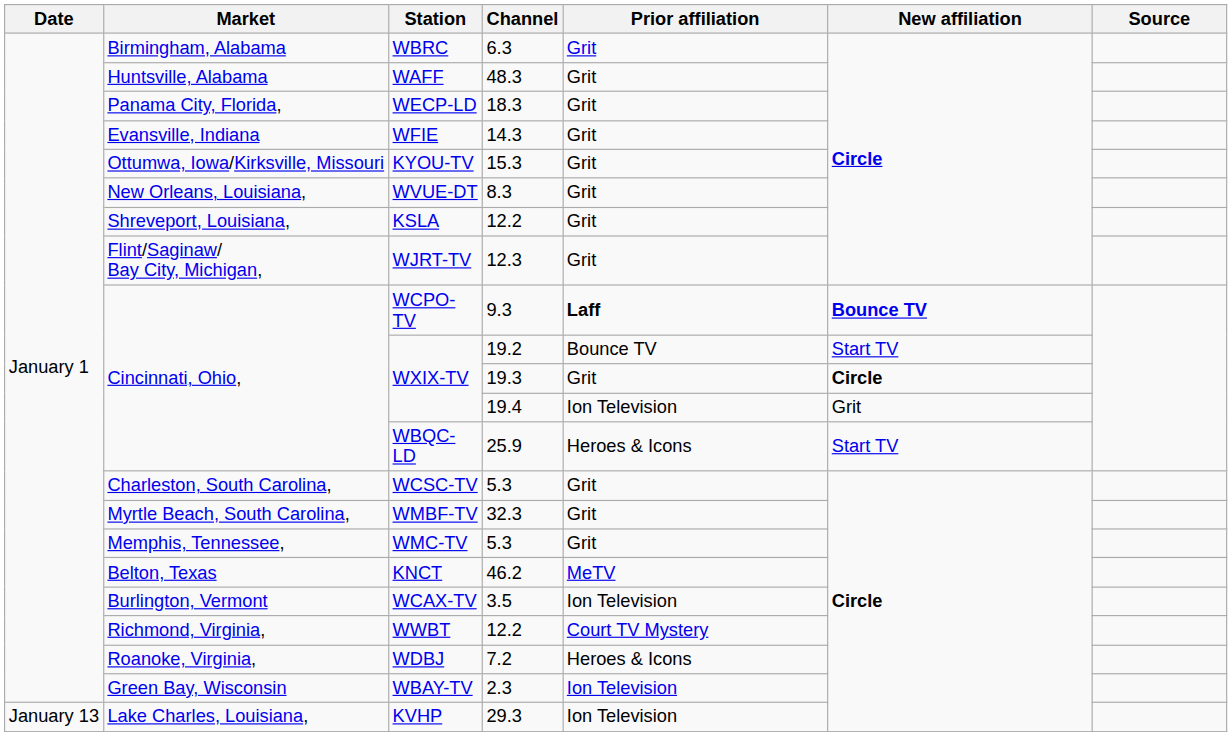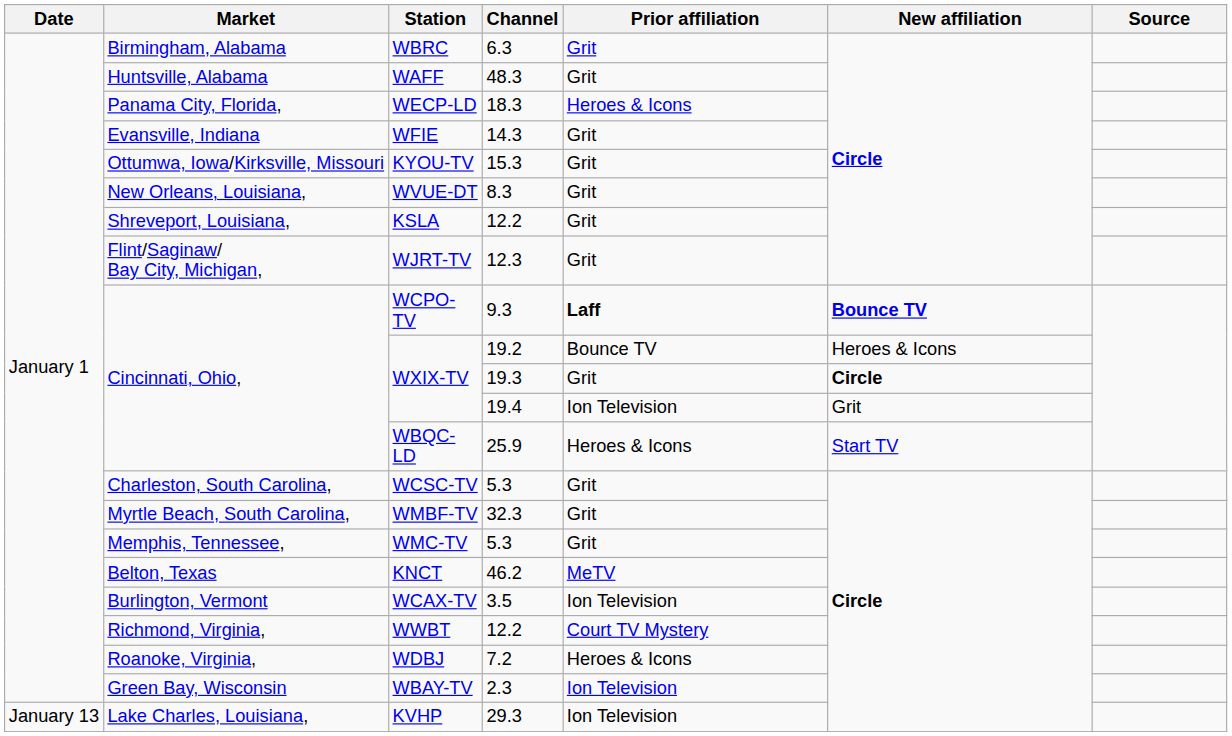(582, 105) Grit -> (629, 105) Heroes & Icons
(865, 349) Start TV -> (894, 349) Heroes & Icons
